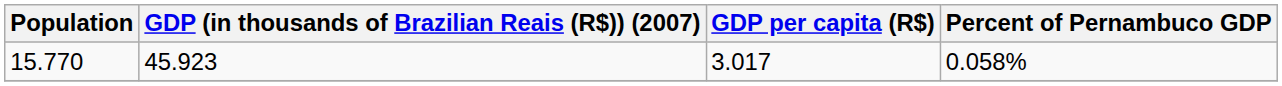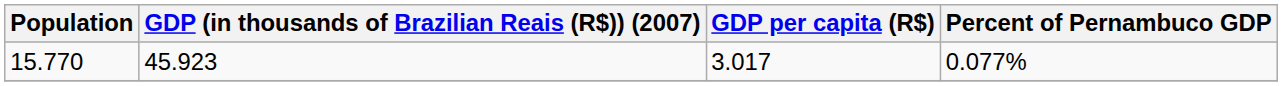(986, 61) 0.058% -> (986, 61) 0.077%
